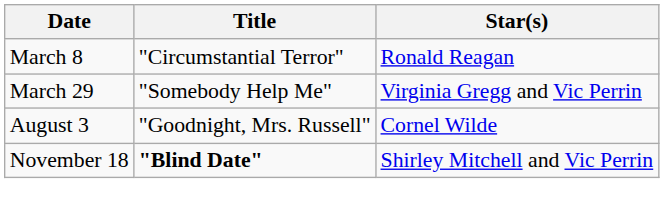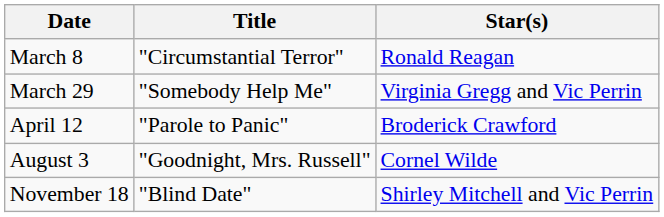+ row: (46, 125)
(201, 159) bold -> (195, 194) normal
